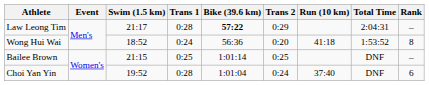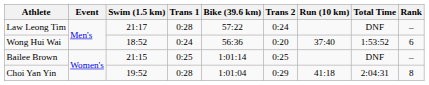(232, 27) bold -> (232, 27) normal
(280, 27) 0:29 -> (280, 27) 0:24
(375, 27) 2:04:31 -> (375, 27) DNF
(324, 42) 41:18 -> (324, 42) 37:40
(411, 42) 8 -> (411, 42) 6
(280, 73) 0:24 -> (280, 73) 0:29
(324, 73) 37:40 -> (324, 73) 41:18
(375, 73) DNF -> (375, 73) 2:04:31
(411, 73) 6 -> (411, 73) 8
